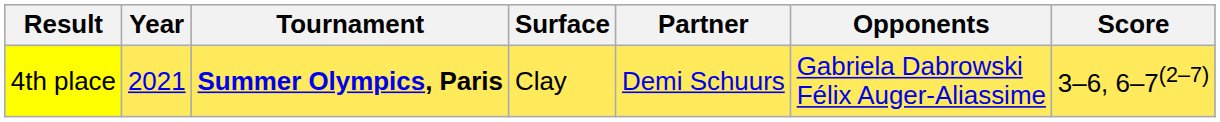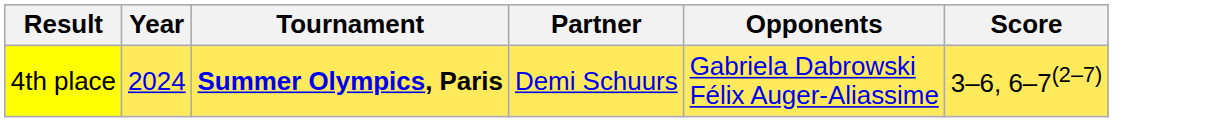- column: (562, 25)
(157, 80) 2021 -> (157, 80) 2024
